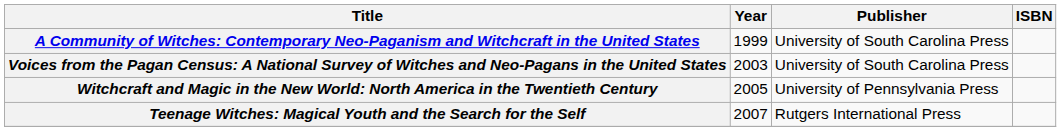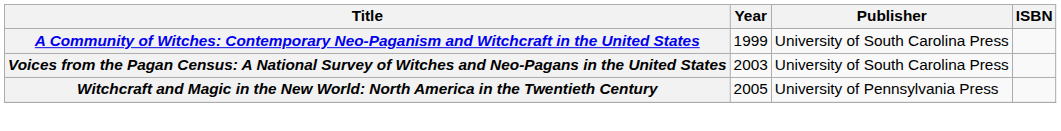- row: (367, 114)
